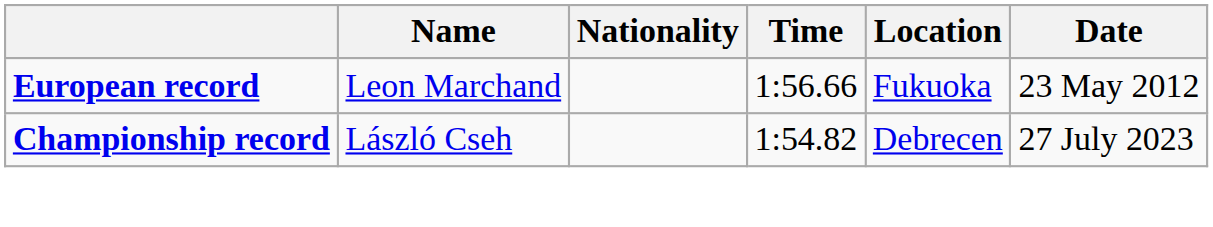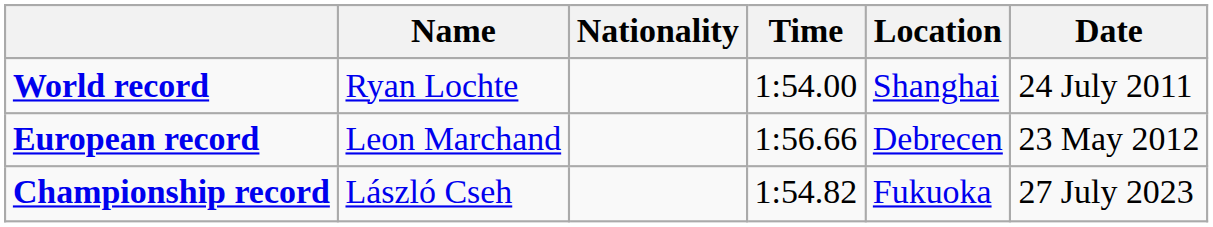+ row: (111, 85)
(932, 85) Fukuoka -> (938, 138) Debrecen
(938, 138) Debrecen -> (932, 192) Fukuoka
